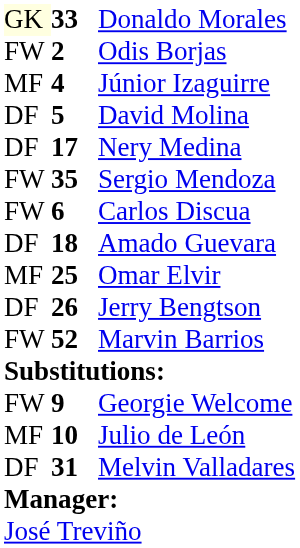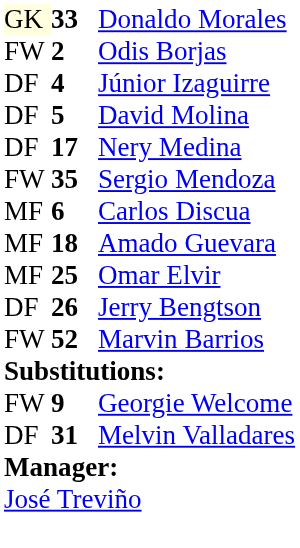(24, 83) MF -> (21, 83) DF
(24, 211) FW -> (24, 211) MF
(21, 243) DF -> (24, 243) MF
- row: (172, 435)
